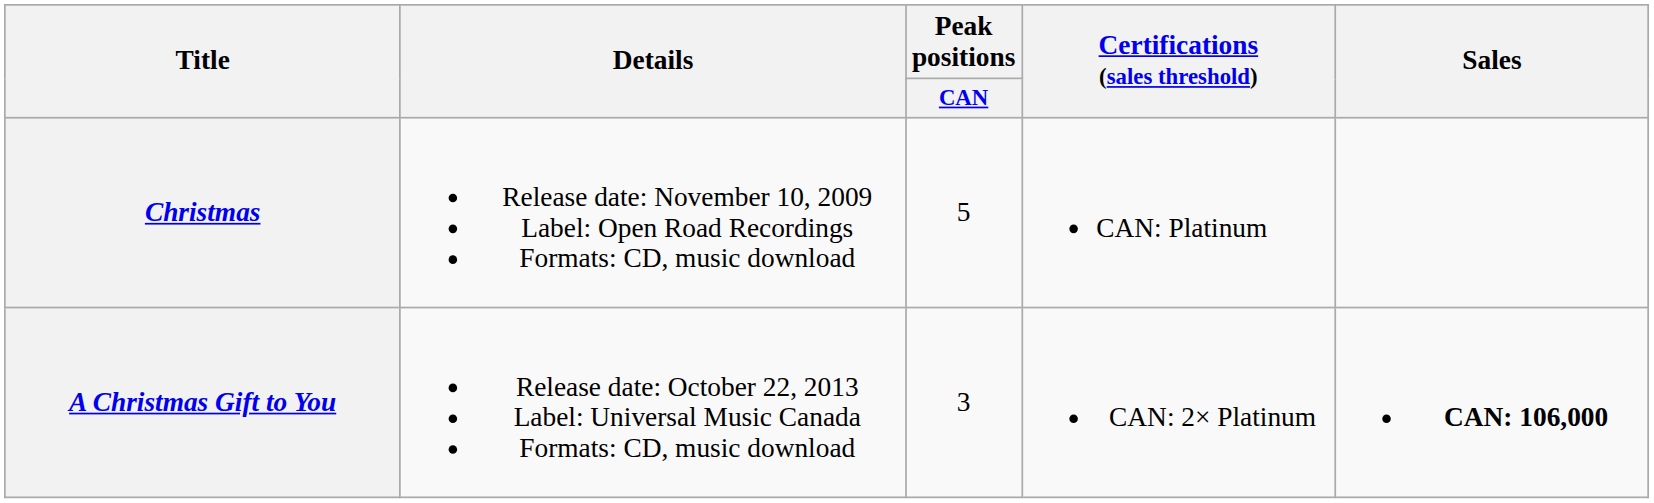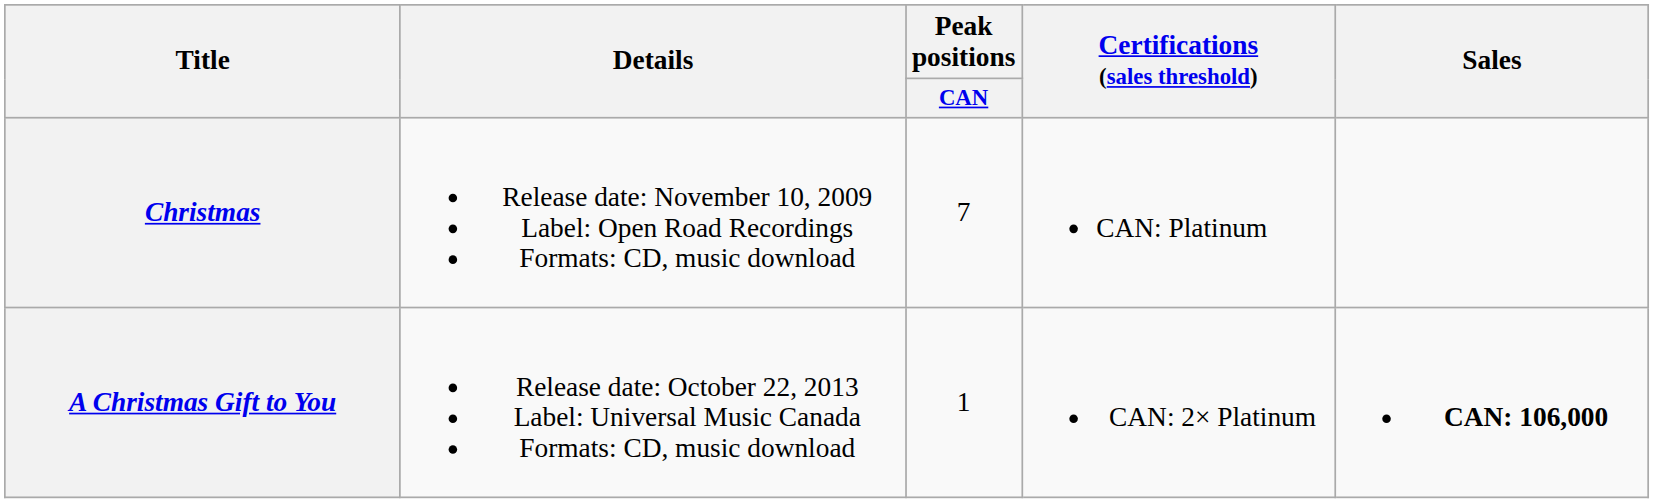(964, 212) 5 -> (964, 212) 7
(964, 402) 3 -> (964, 402) 1
